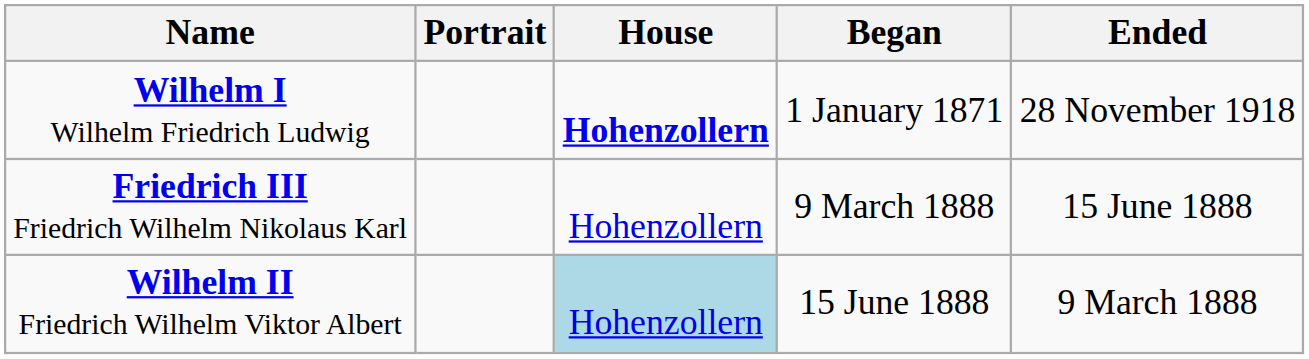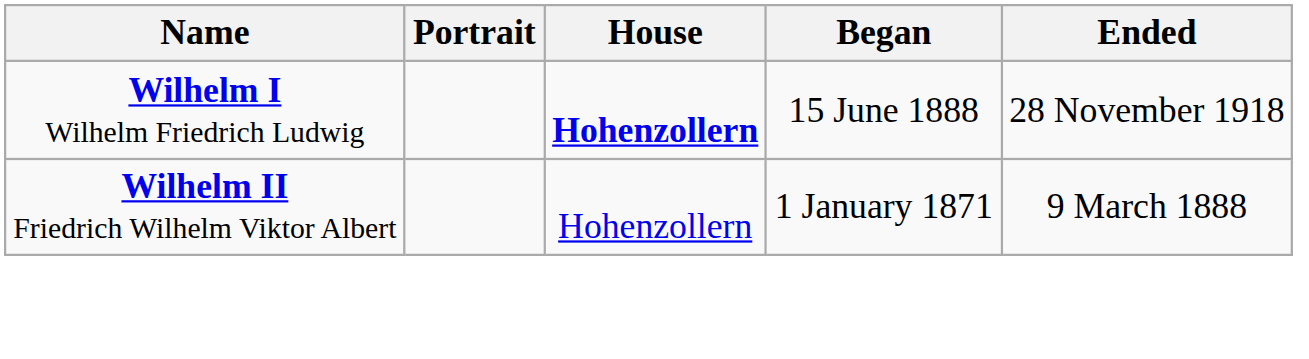(894, 109) 1 January 1871 -> (884, 109) 15 June 1888
- row: (210, 206)
(666, 322) lightblue background -> (655, 226) no background
(894, 302) 15 June 1888 -> (884, 206) 1 January 1871
